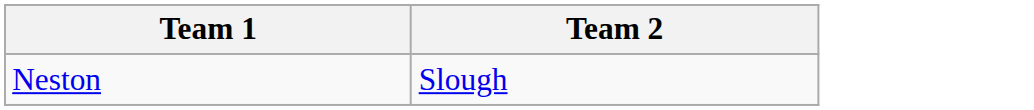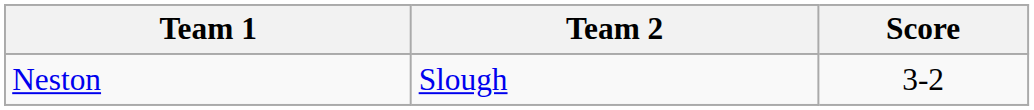+ column: (923, 29)
